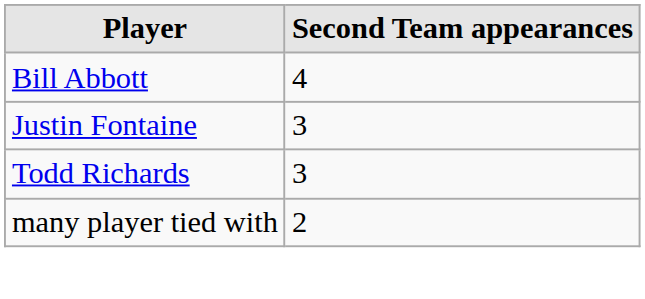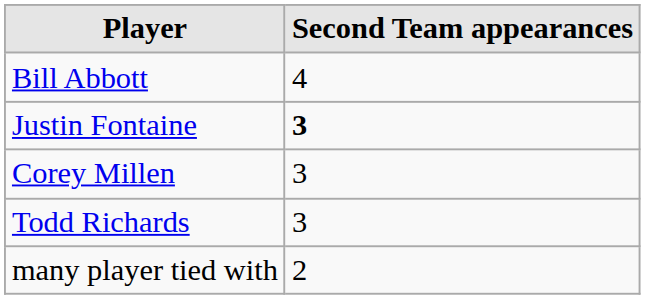(300, 125) normal -> (300, 125) bold
+ row: (93, 173)
